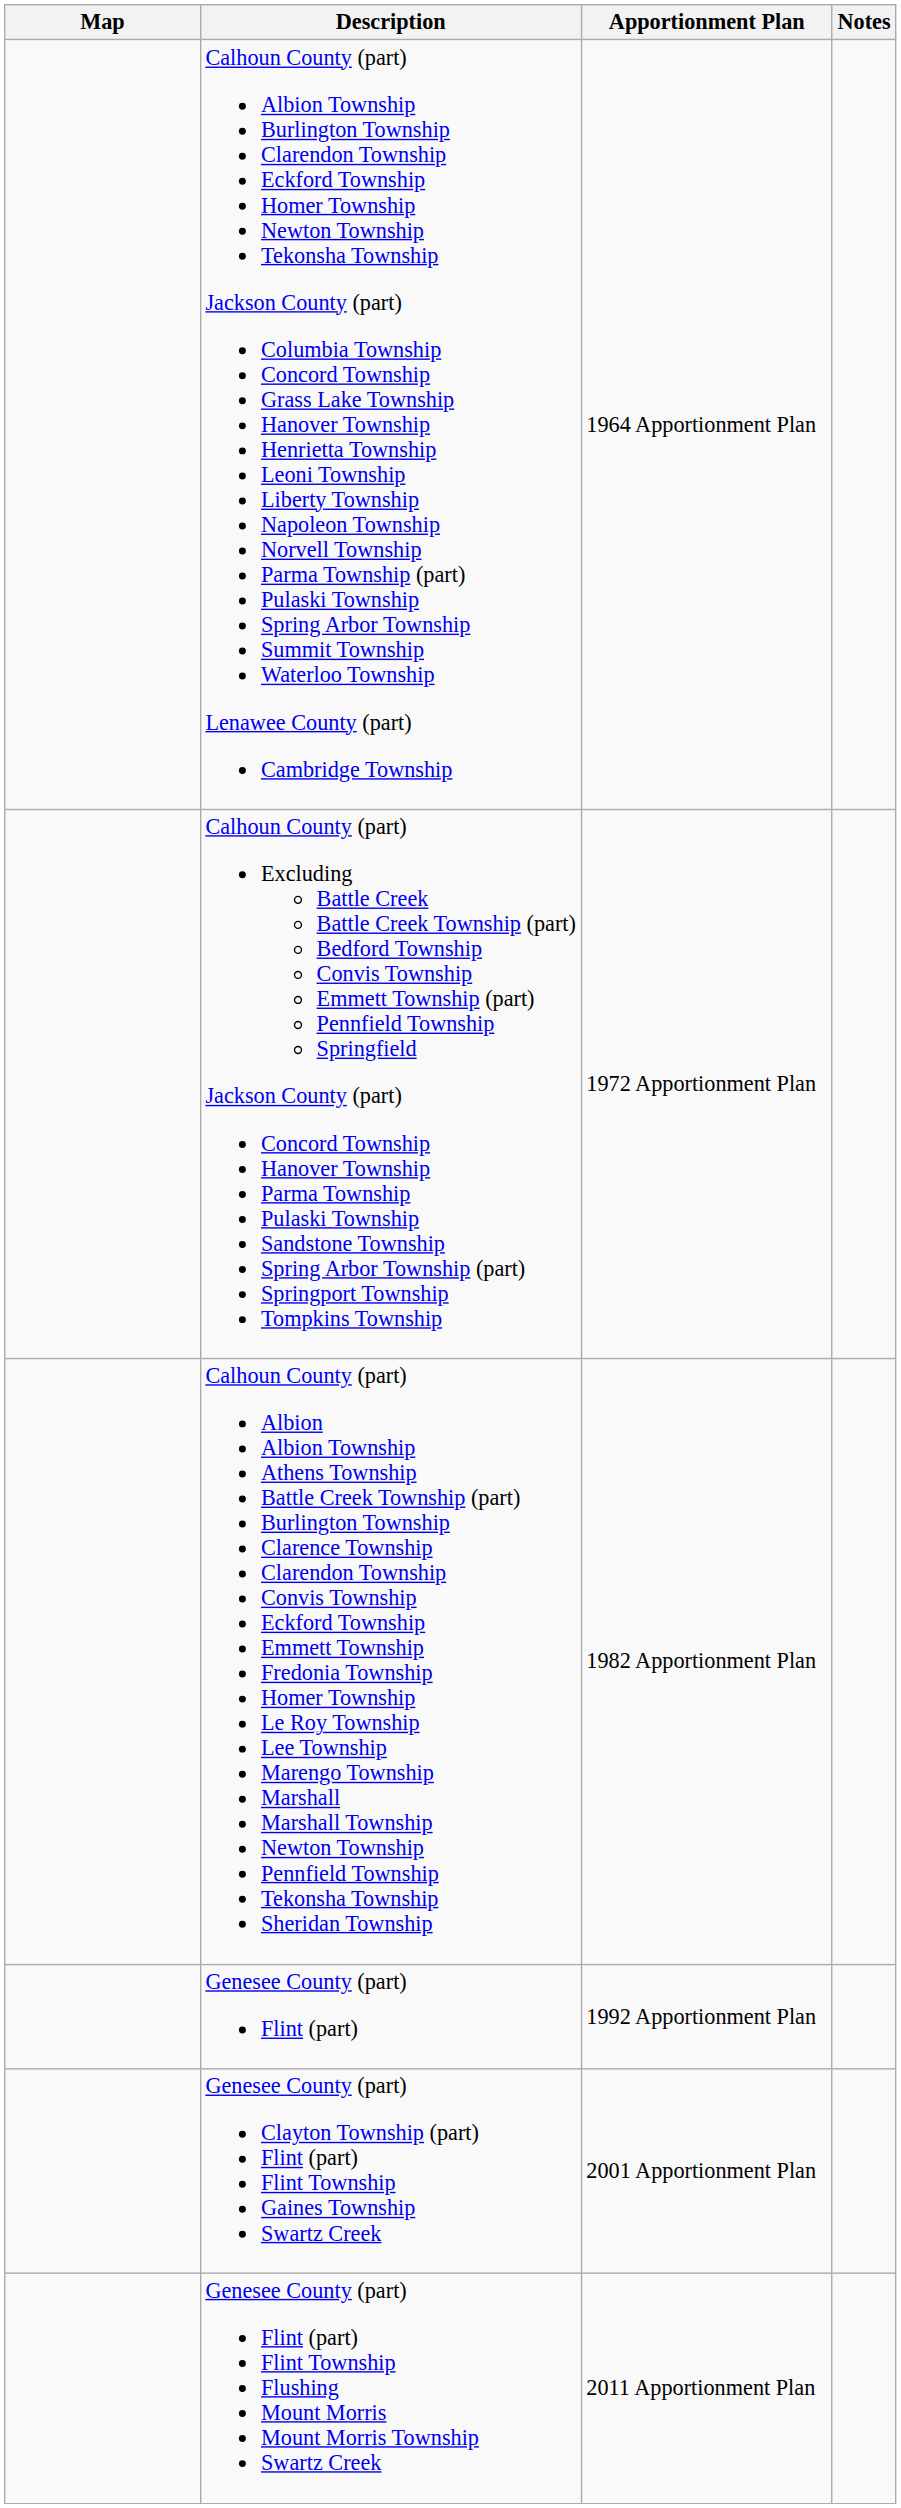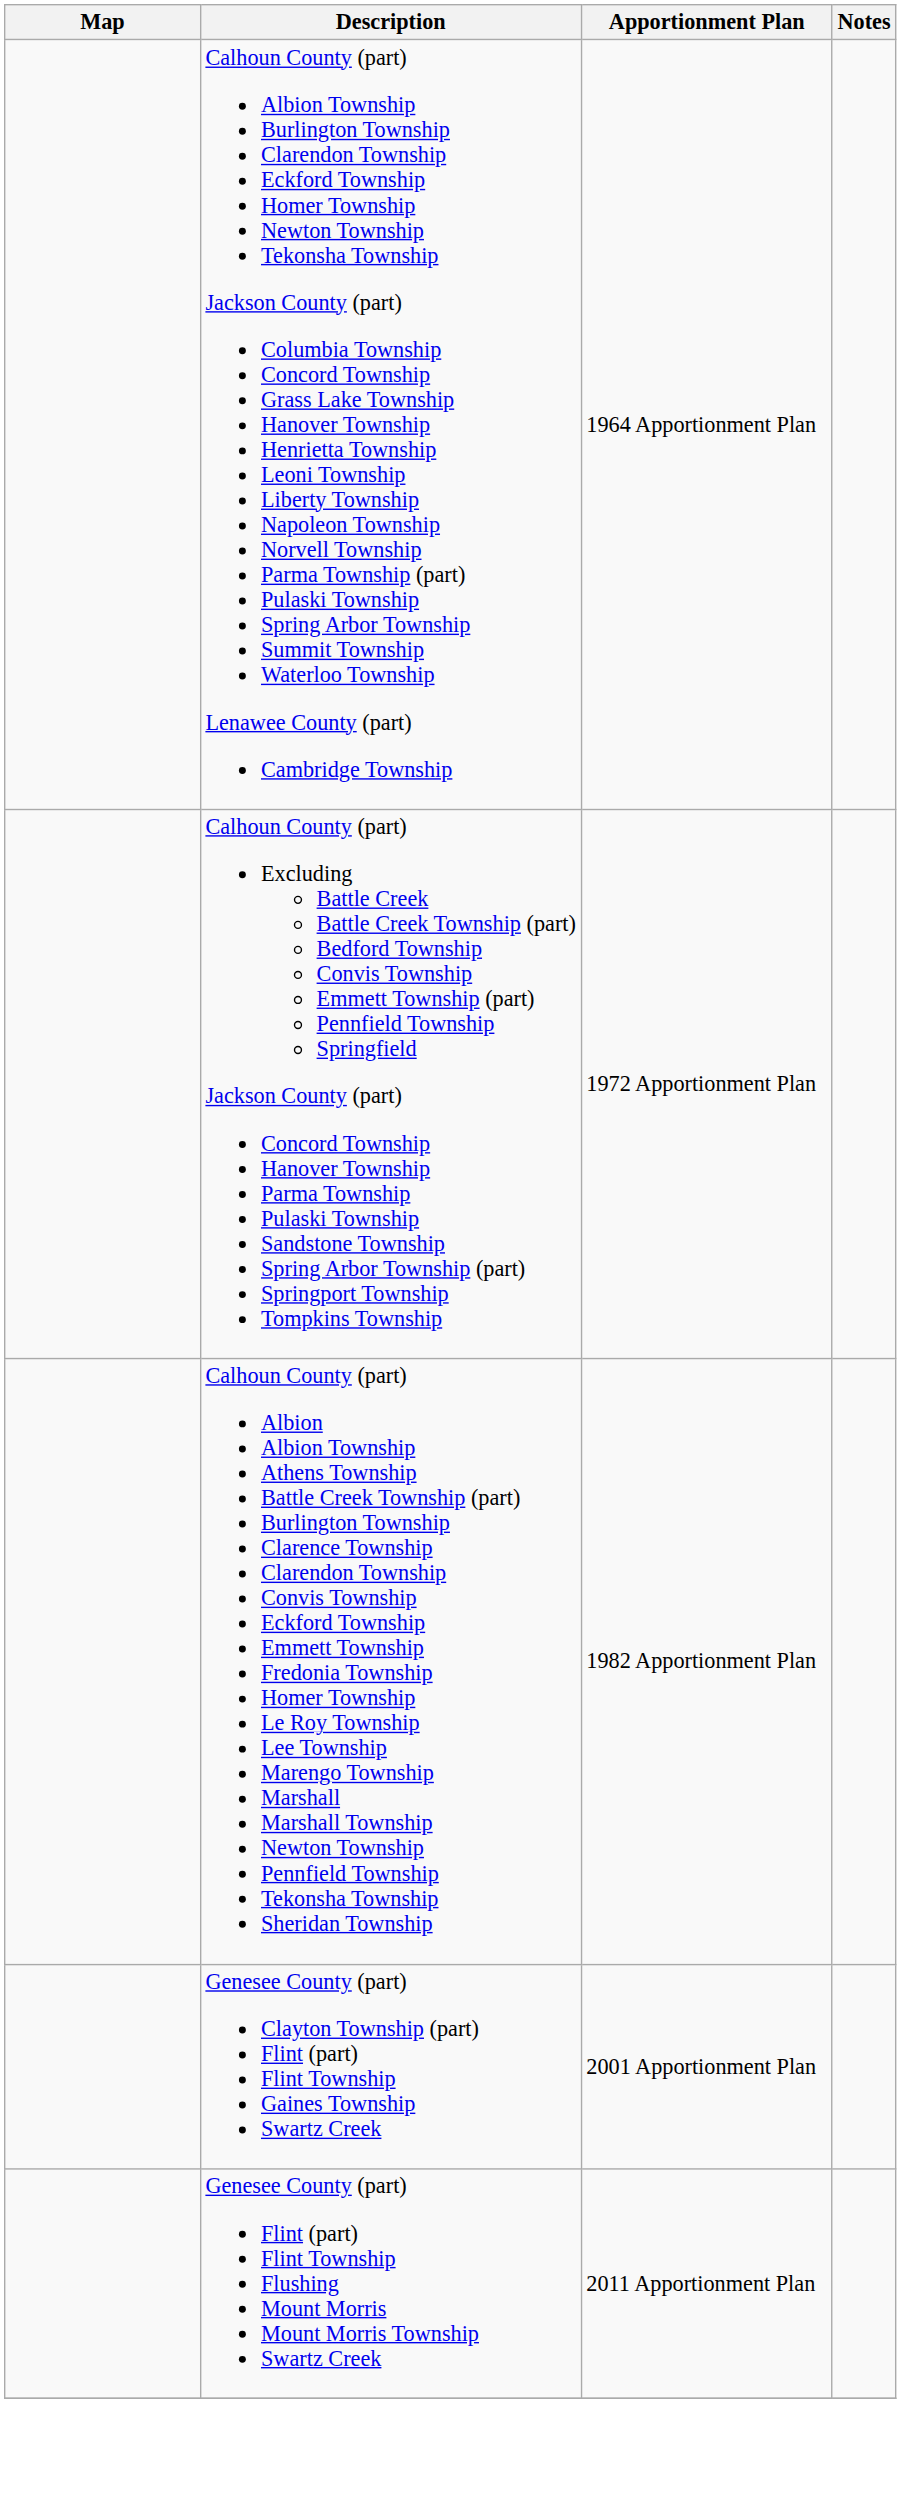- row: (391, 2005)
